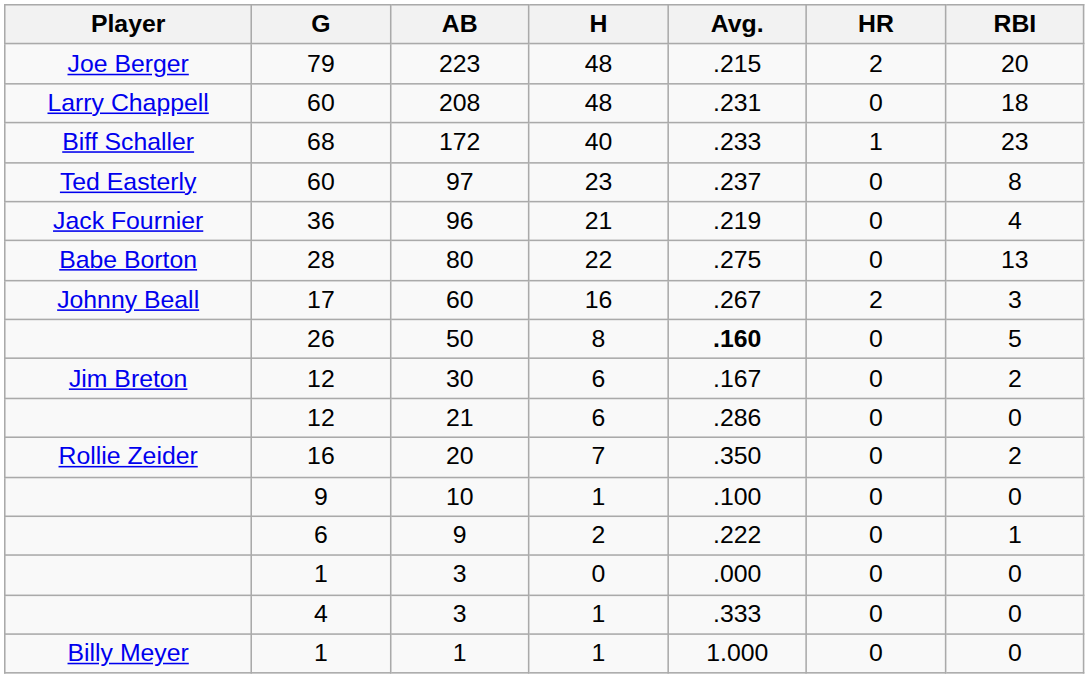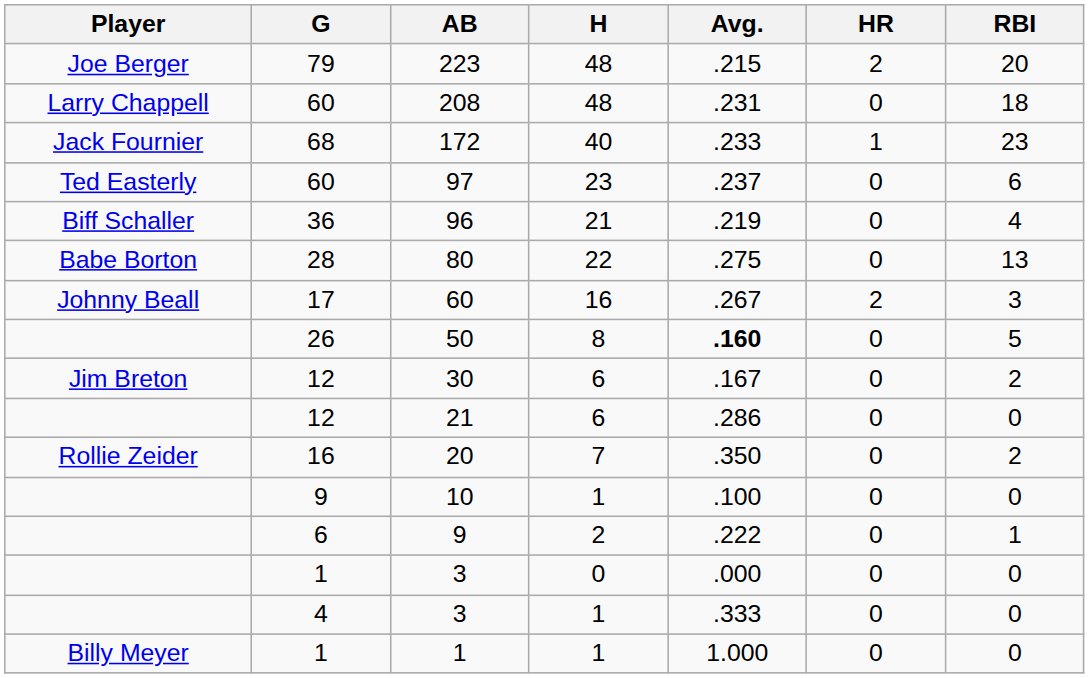(128, 142) Biff Schaller -> (128, 142) Jack Fournier
(1015, 181) 8 -> (1015, 181) 6
(128, 220) Jack Fournier -> (128, 220) Biff Schaller
